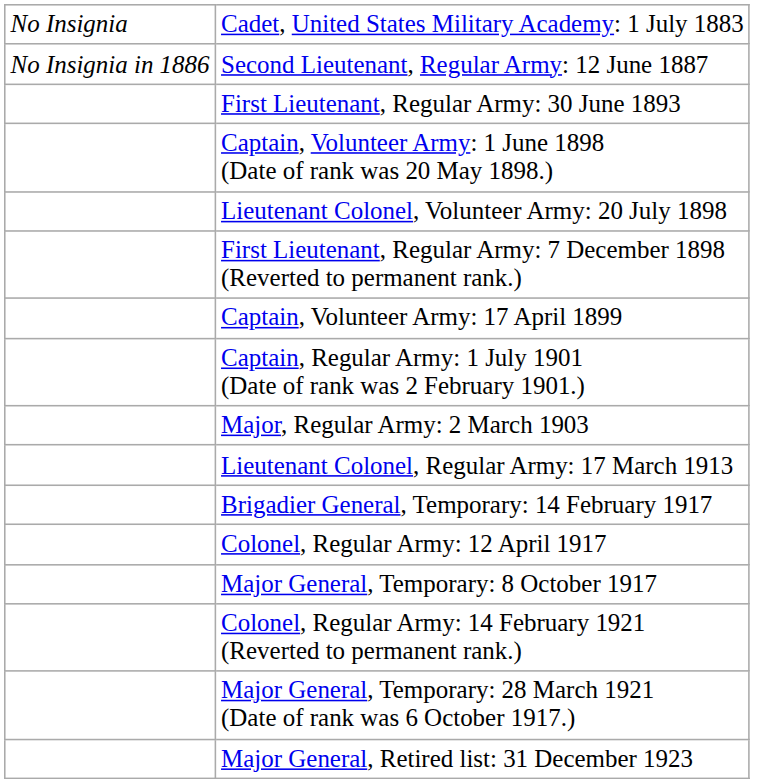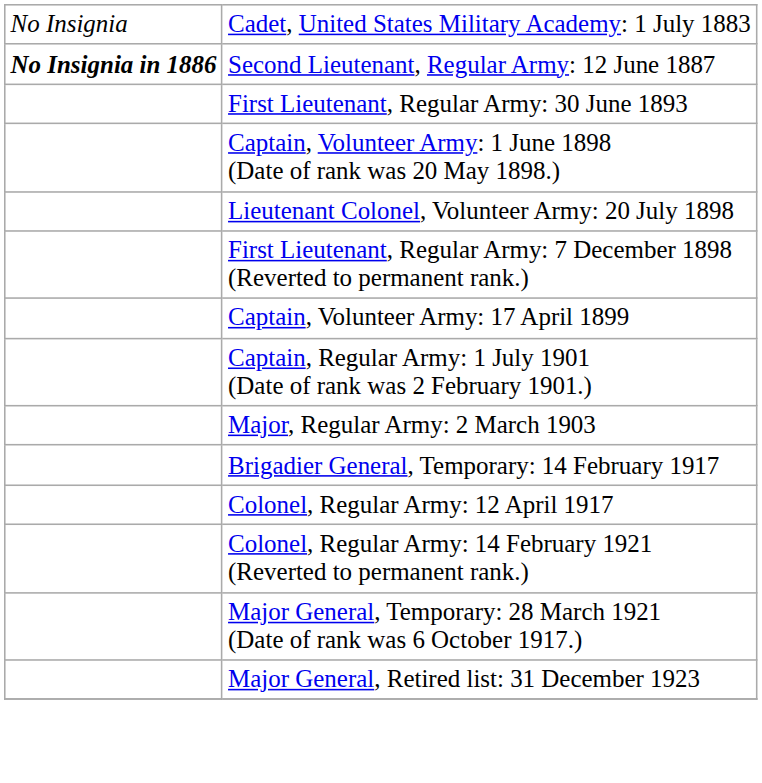(110, 63) normal -> (114, 63) bold
- row: (477, 464)
- row: (439, 583)
